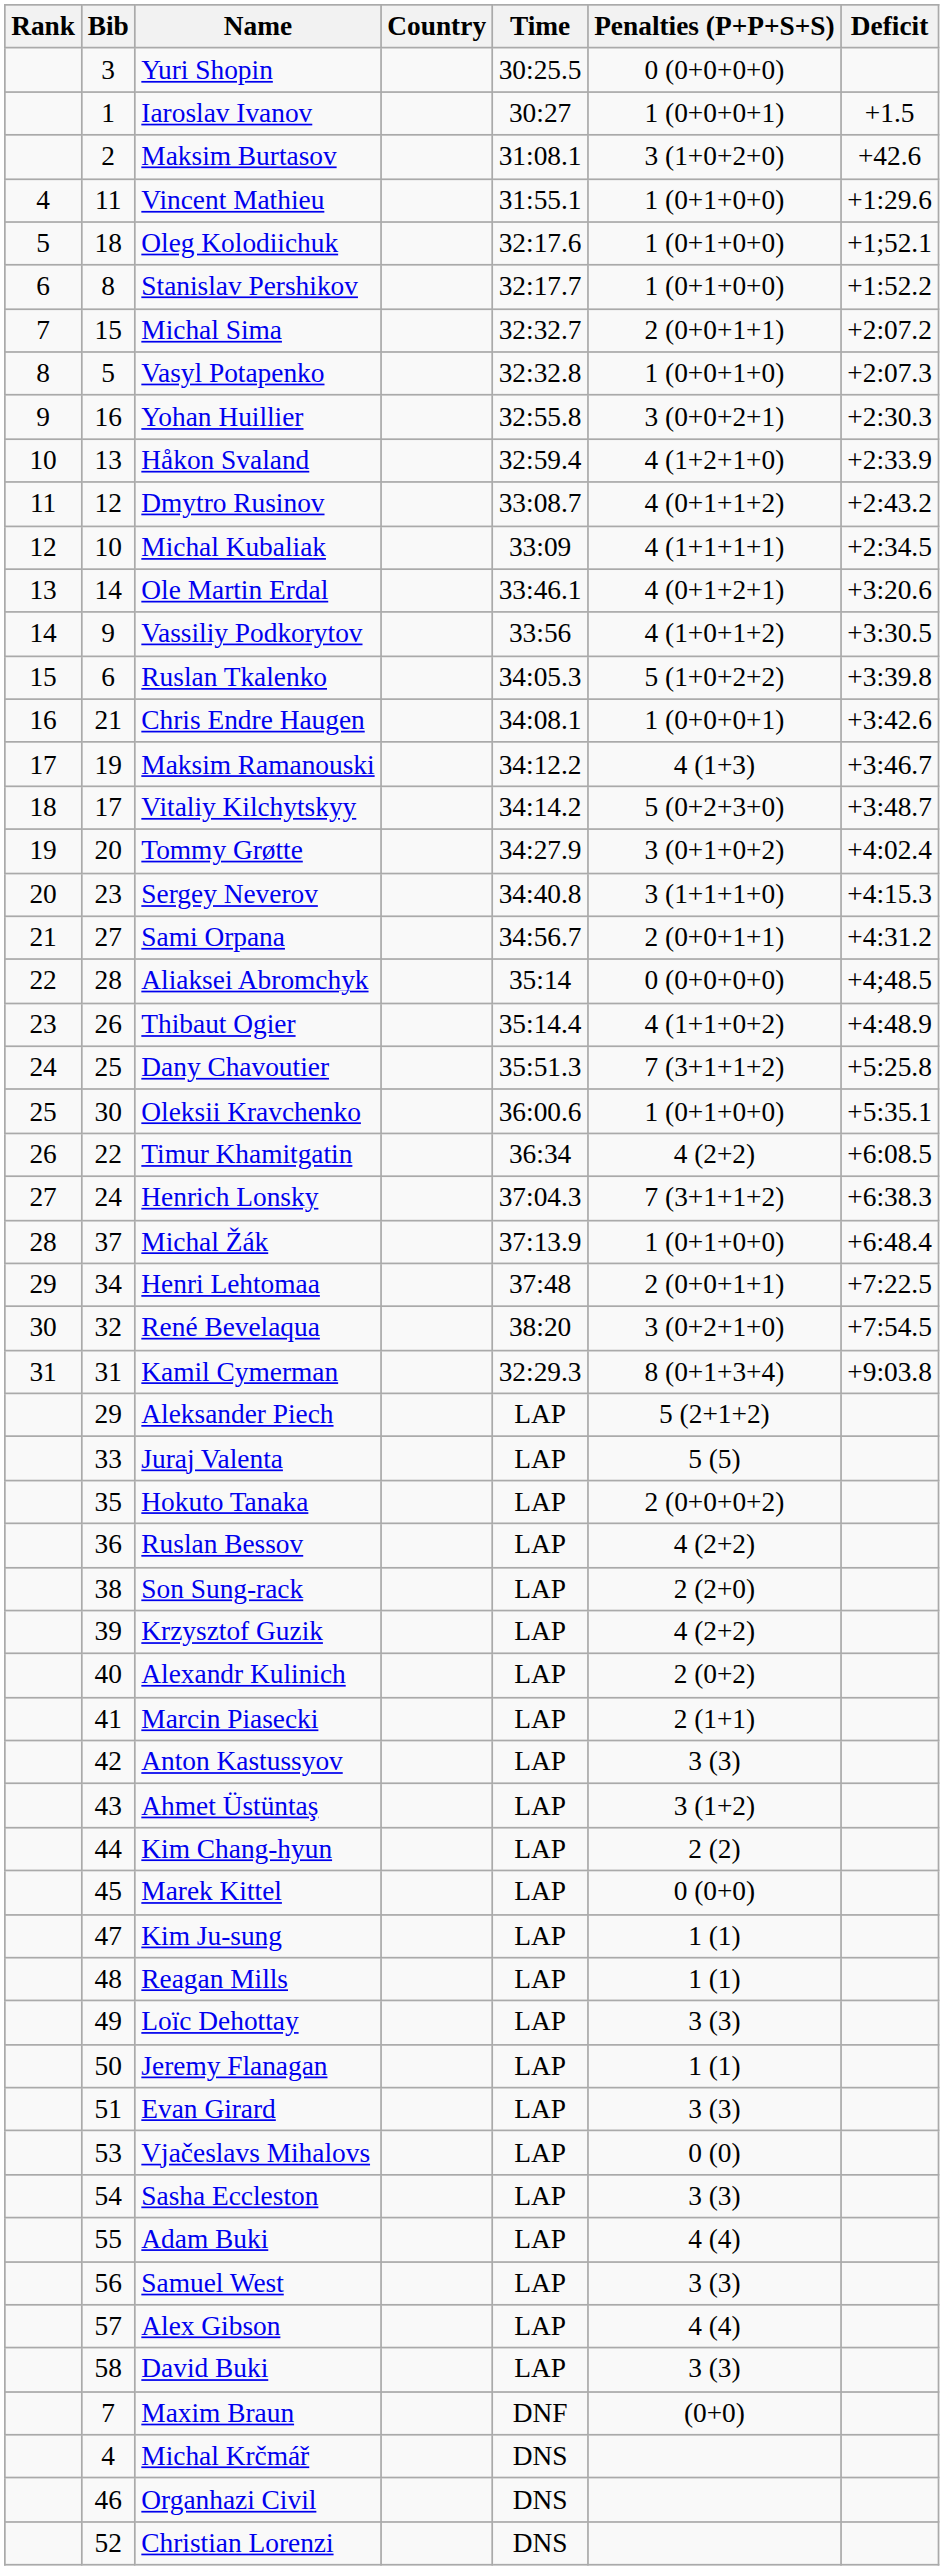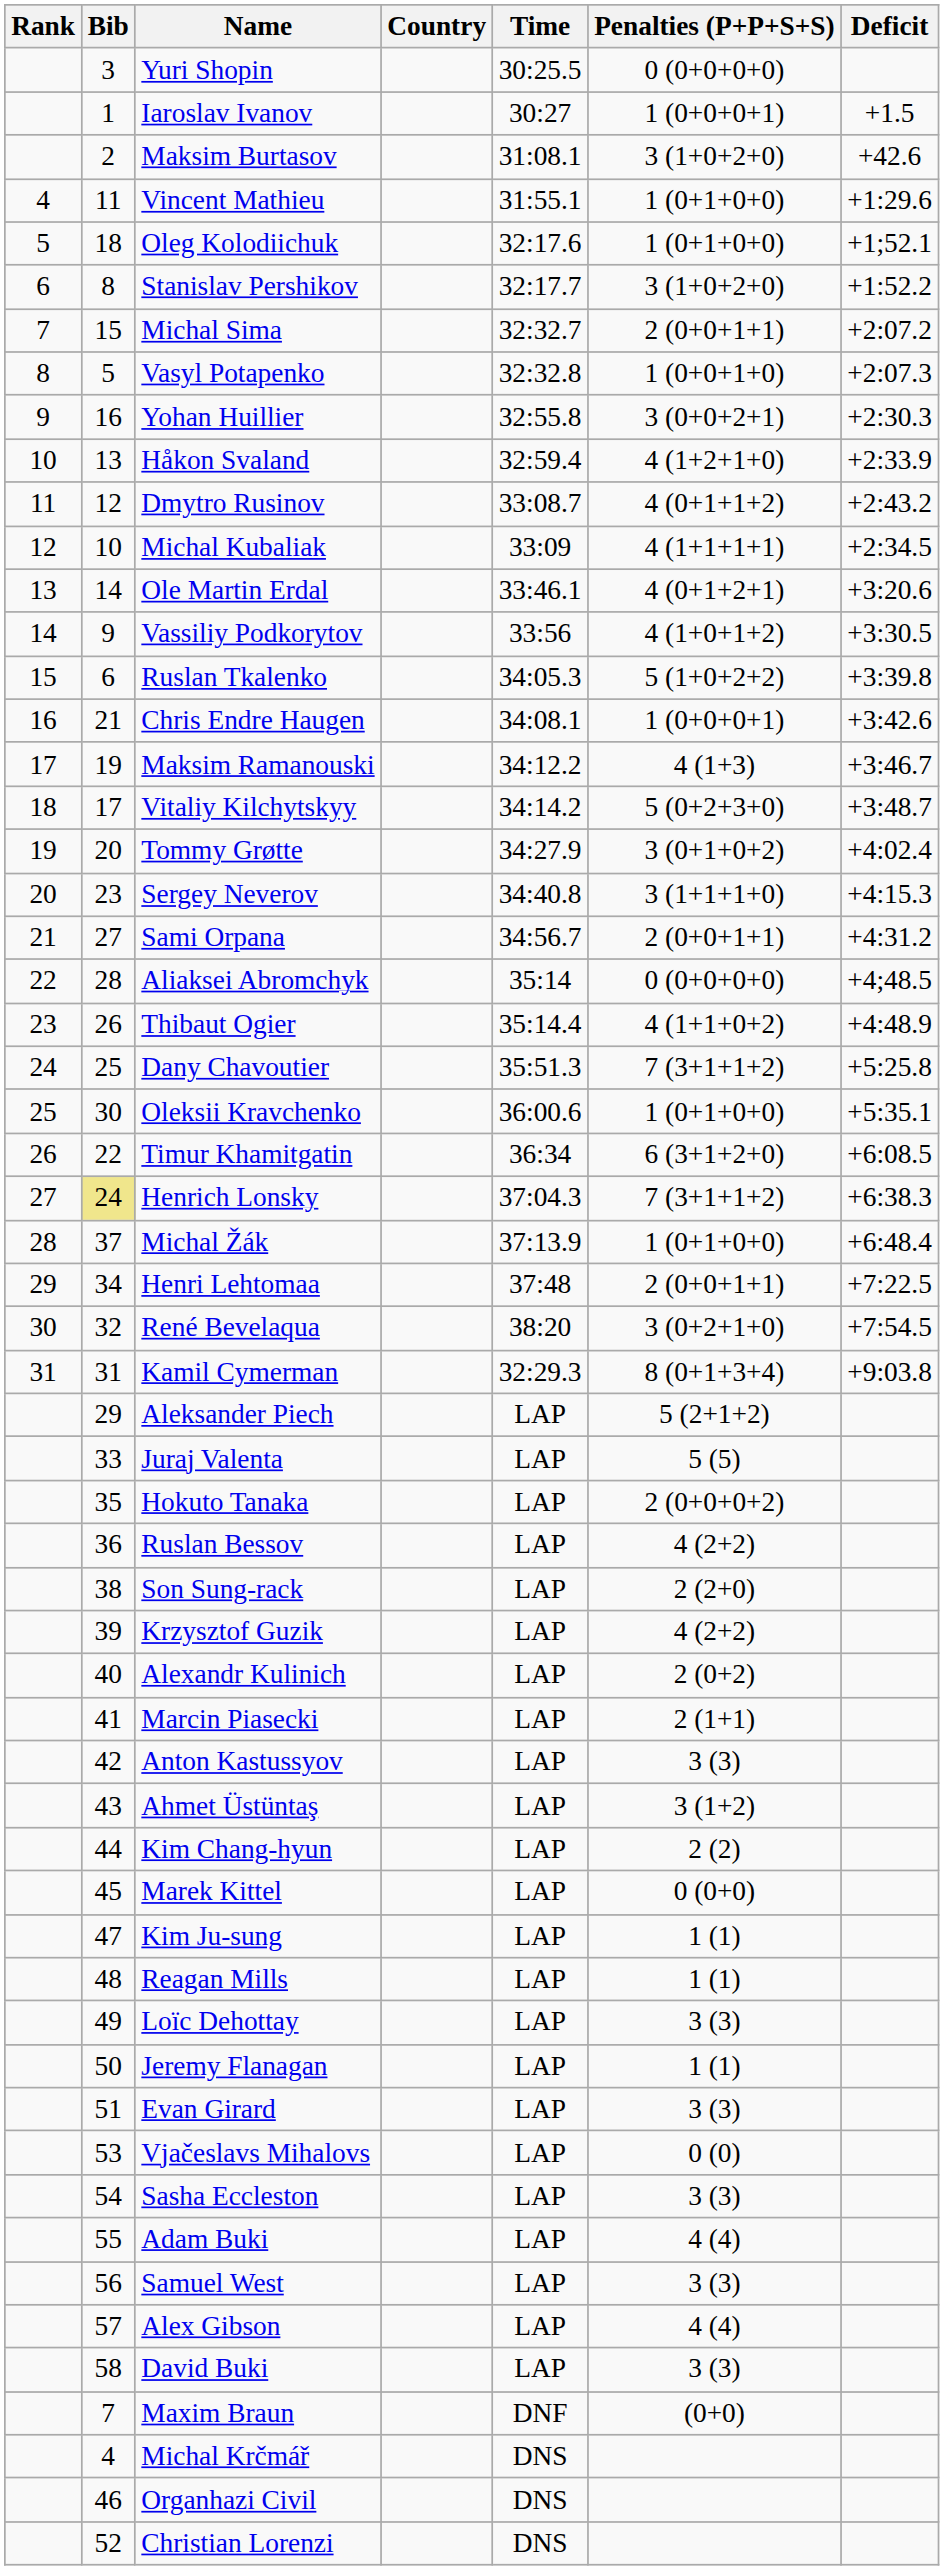(714, 286) 1 (0+1+0+0) -> (714, 286) 3 (1+0+2+0)
(714, 1154) 4 (2+2) -> (714, 1154) 6 (3+1+2+0)
(108, 1197) no background -> (108, 1197) khaki background
